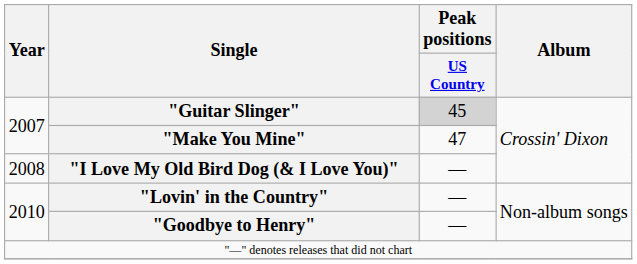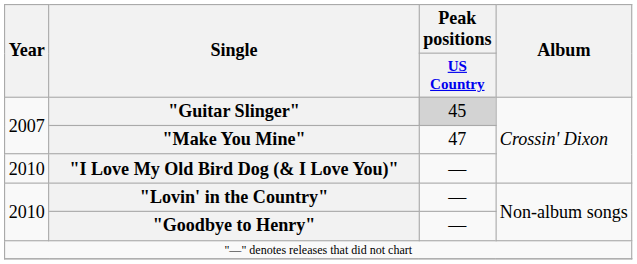(27, 168) 2008 -> (27, 168) 2010
